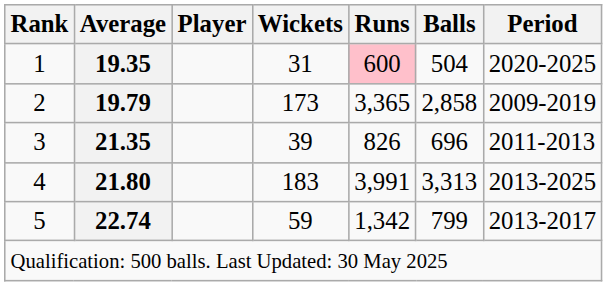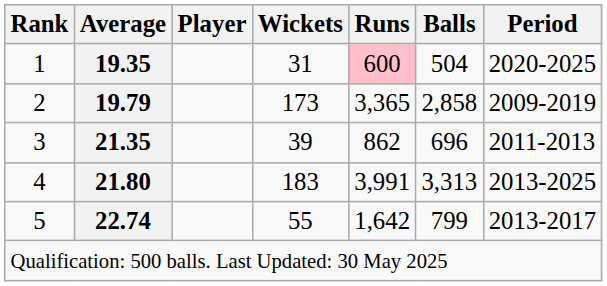(382, 142) 826 -> (382, 142) 862
(300, 220) 59 -> (300, 220) 55
(382, 220) 1,342 -> (382, 220) 1,642
